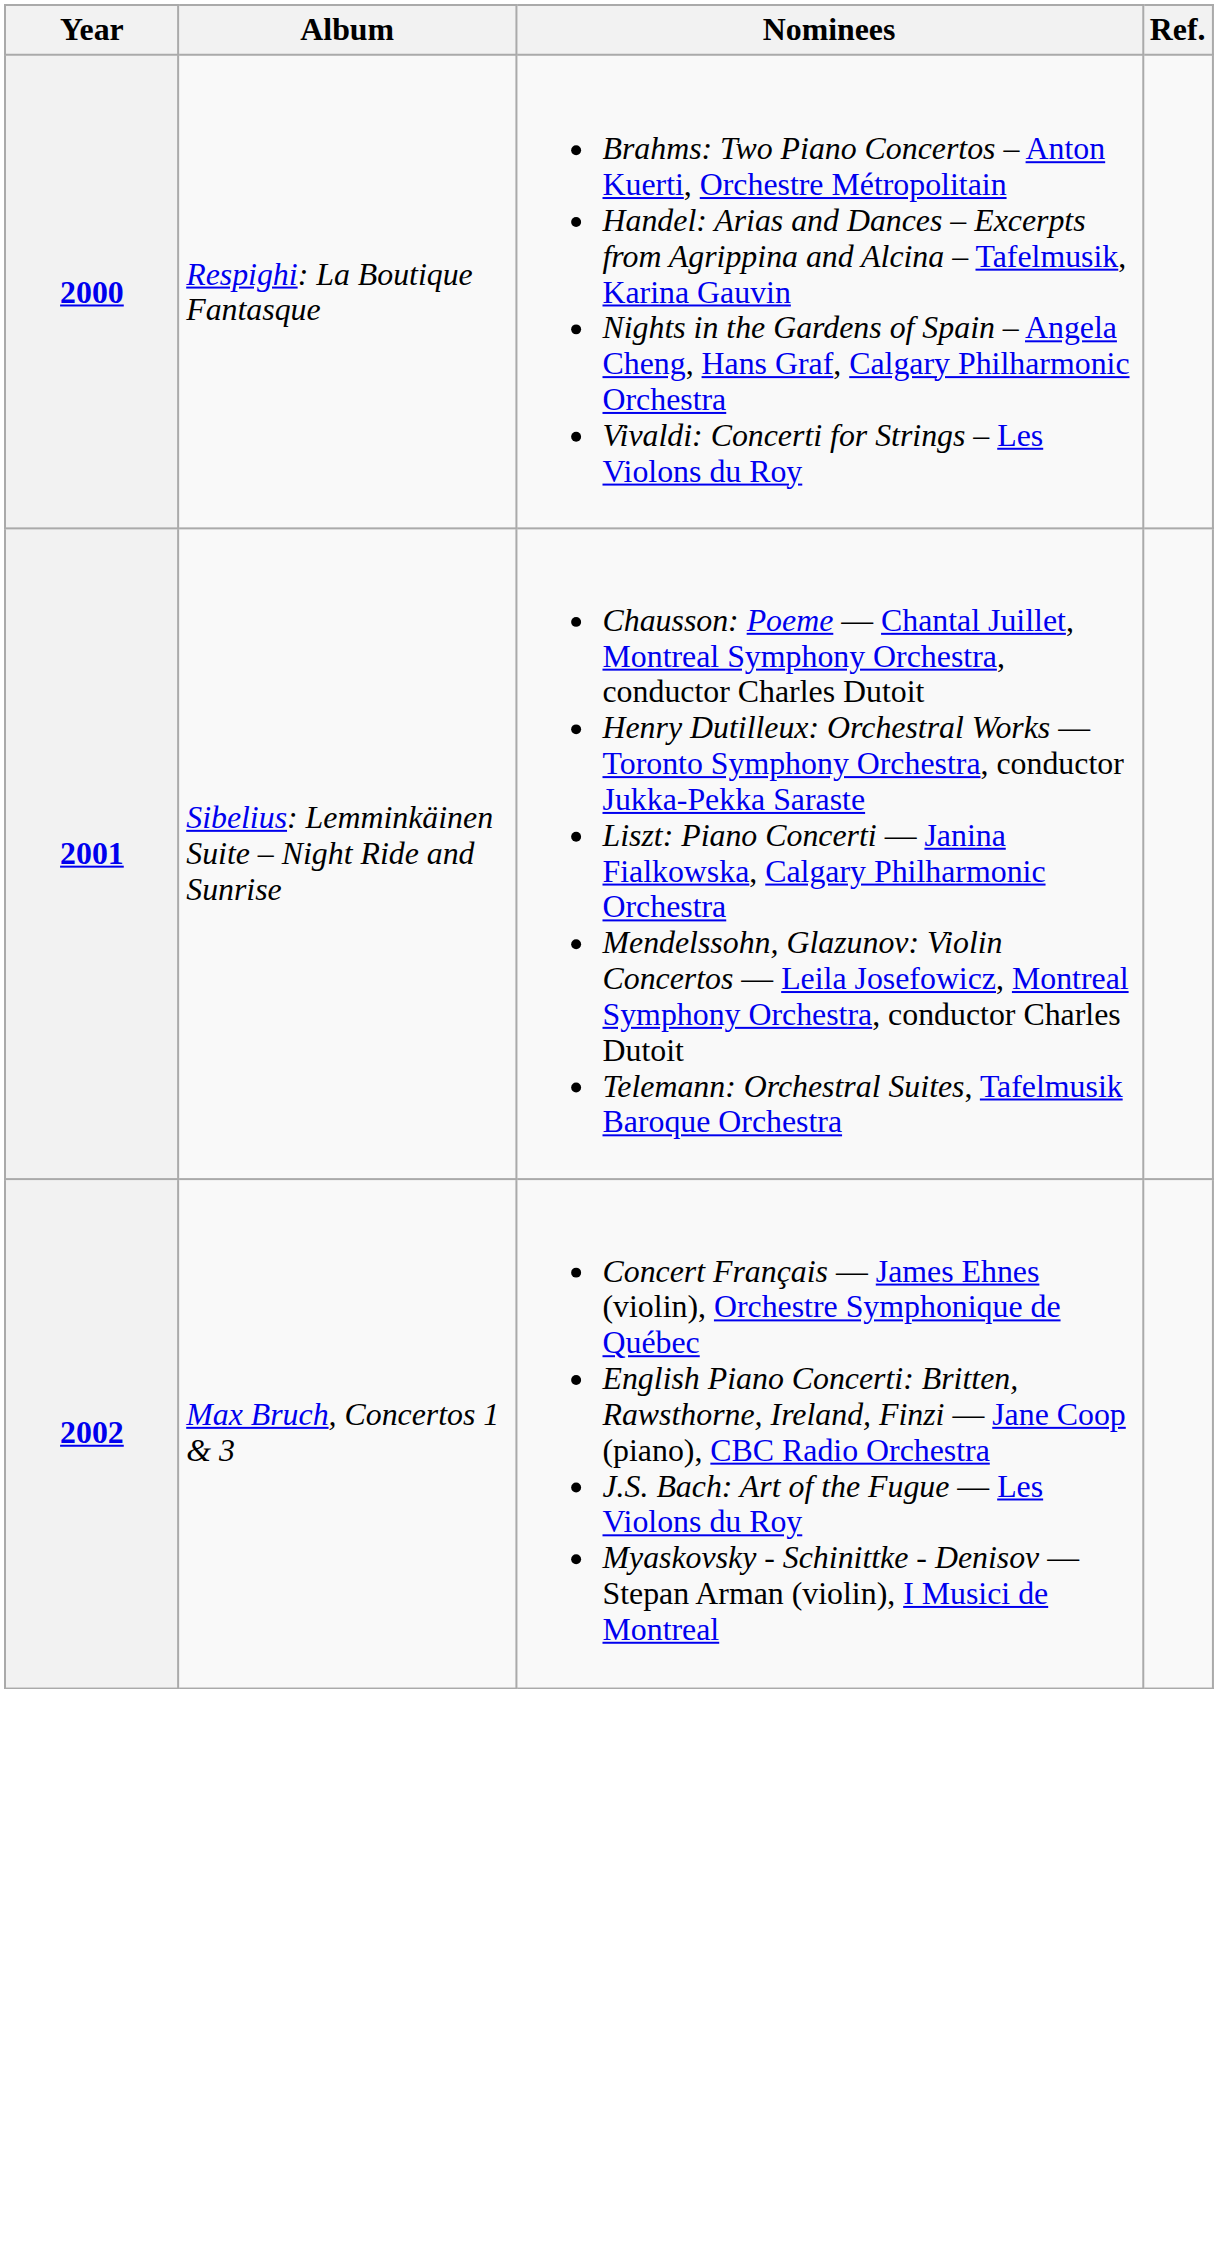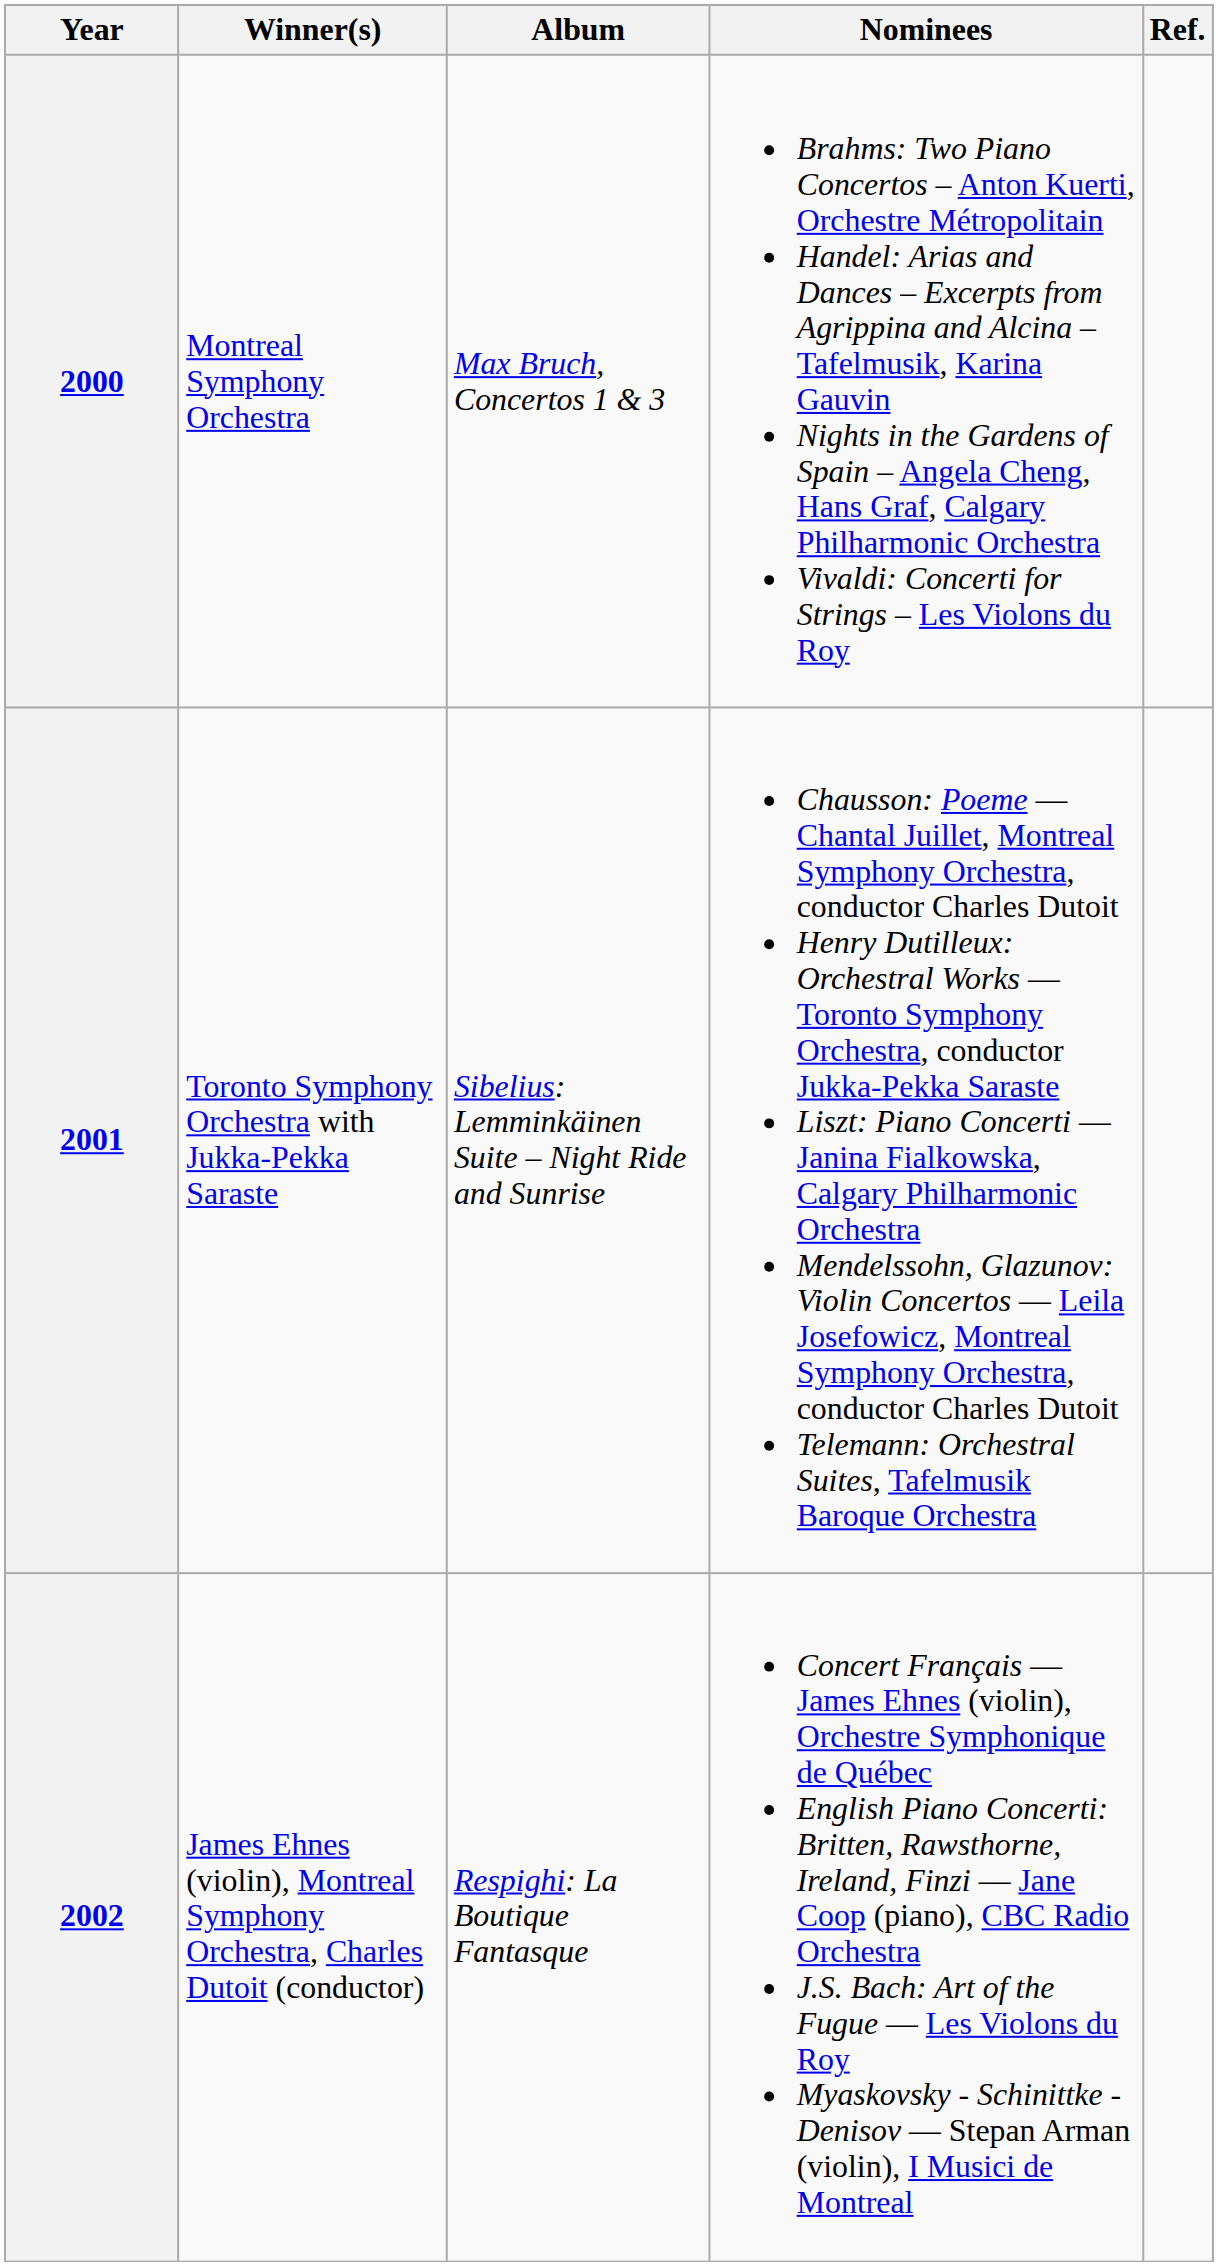+ column: (313, 29)
(329, 291) Respighi: La Boutique Fantasque -> (560, 380) Max Bruch, Concertos 1 & 3
(343, 1432) Max Bruch, Concertos 1 & 3 -> (536, 1916) Respighi: La Boutique Fantasque
